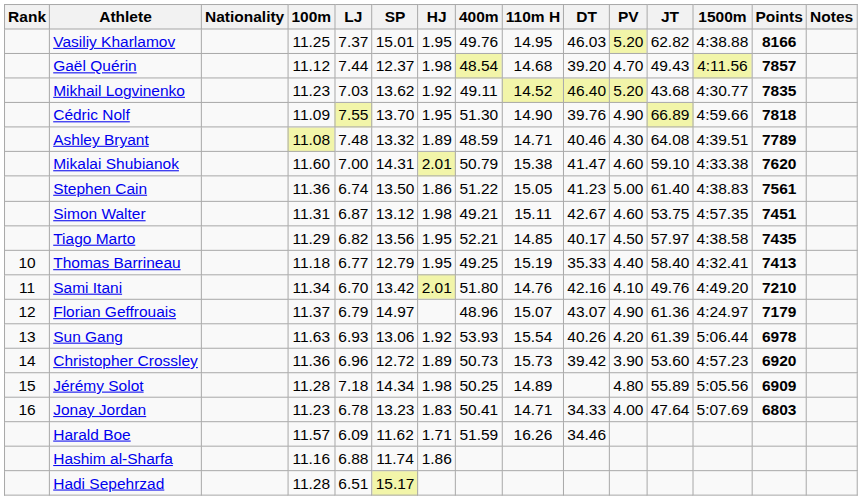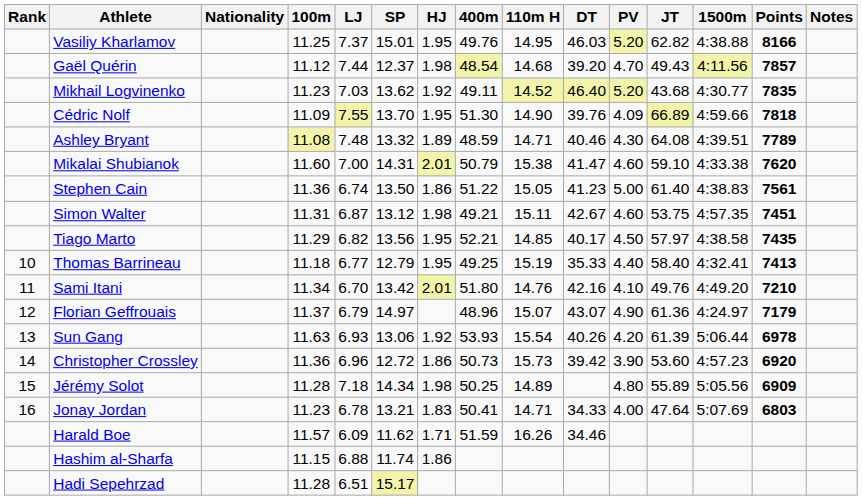(628, 115) 4.90 -> (628, 115) 4.09
(437, 361) 1.89 -> (437, 361) 1.86
(395, 410) 13.23 -> (395, 410) 13.21
(311, 459) 11.16 -> (311, 459) 11.15
